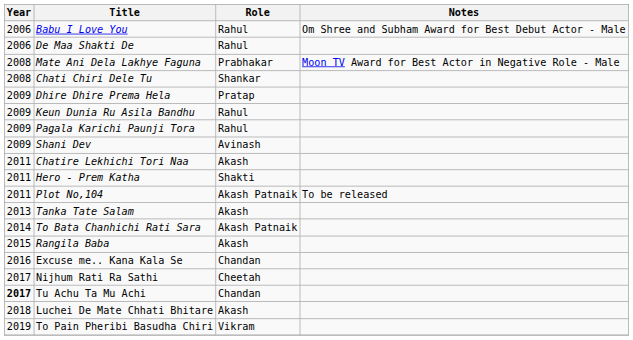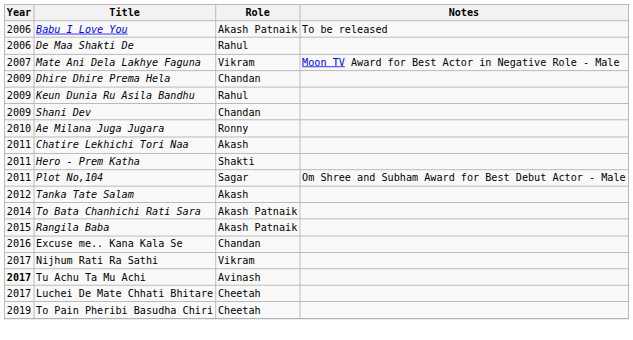(233, 29) Rahul -> (258, 29) Akash Patnaik
(464, 29) Om Shree and Subham Award for Best Debut Actor - Male -> (345, 29) To be released
(19, 62) 2008 -> (19, 62) 2007
(245, 62) Prabhakar -> (236, 62) Vikram
- row: (94, 79)
(236, 95) Pratap -> (239, 79) Chandan
- row: (115, 128)
(239, 145) Avinash -> (239, 112) Chandan
+ row: (100, 128)
(258, 194) Akash Patnaik -> (233, 178) Sagar
(345, 194) To be released -> (464, 178) Om Shree and Subham Award for Best Debut Actor - Male
(19, 211) 2013 -> (19, 194) 2012
(233, 244) Akash -> (258, 227) Akash Patnaik
(239, 277) Cheetah -> (236, 261) Vikram
(239, 294) Chandan -> (239, 277) Avinash
(19, 310) 2018 -> (19, 294) 2017
(233, 310) Akash -> (239, 294) Cheetah
(236, 327) Vikram -> (239, 310) Cheetah
